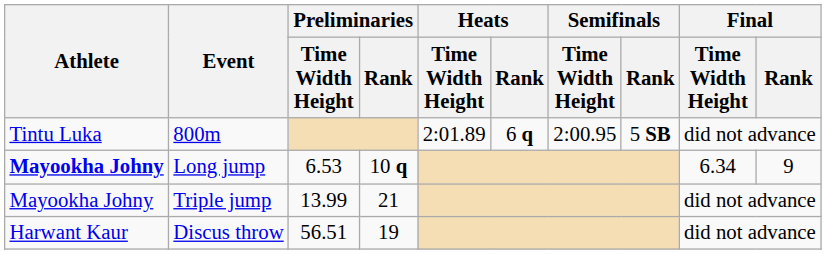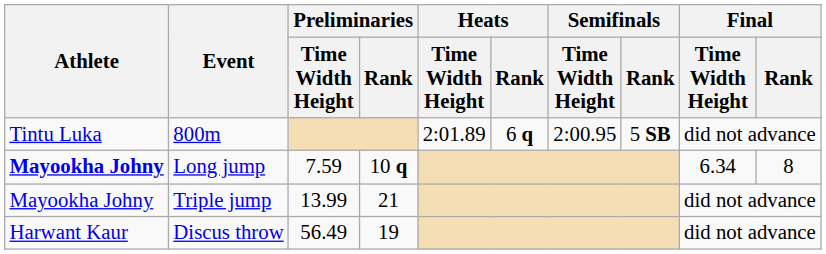(324, 166) 6.53 -> (324, 166) 7.59
(788, 166) 9 -> (788, 166) 8
(324, 232) 56.51 -> (324, 232) 56.49
